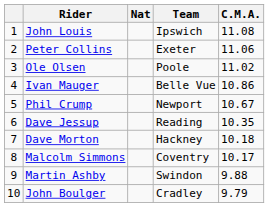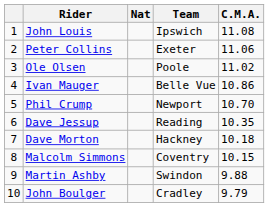(238, 103) 10.67 -> (238, 103) 10.70
(238, 158) 10.17 -> (238, 158) 10.15
